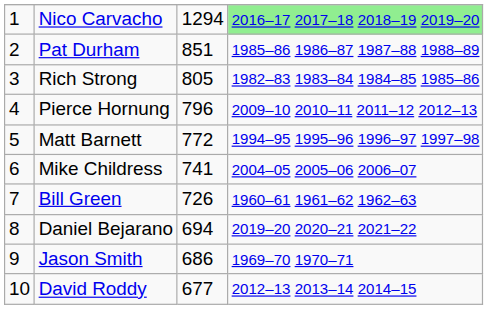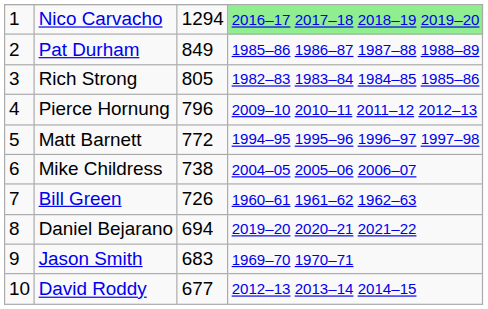(197, 49) 851 -> (197, 49) 849
(197, 169) 741 -> (197, 169) 738
(197, 259) 686 -> (197, 259) 683
